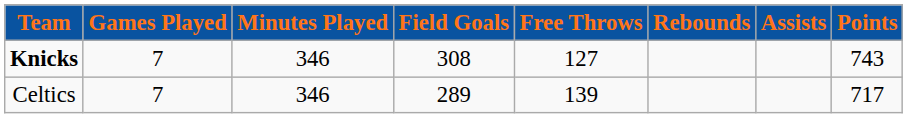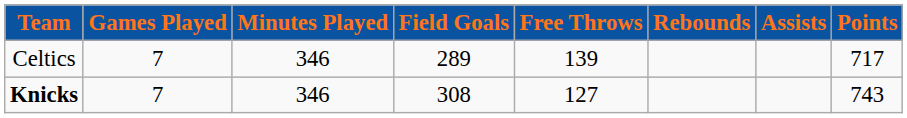rows swapped: (44, 58) <-> (44, 94)
